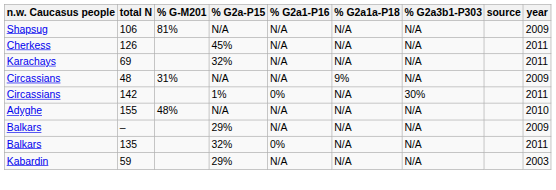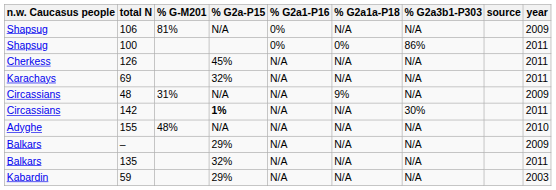(279, 29) N/A -> (278, 29) 0%
+ row: (128, 45)
(219, 95) normal -> (219, 111) bold
(278, 95) 0% -> (279, 111) N/A
(278, 144) 0% -> (279, 161) N/A
